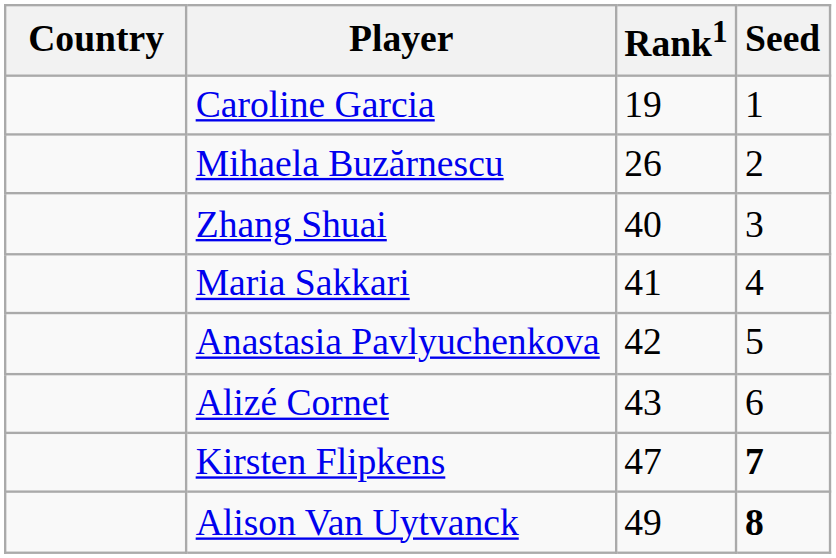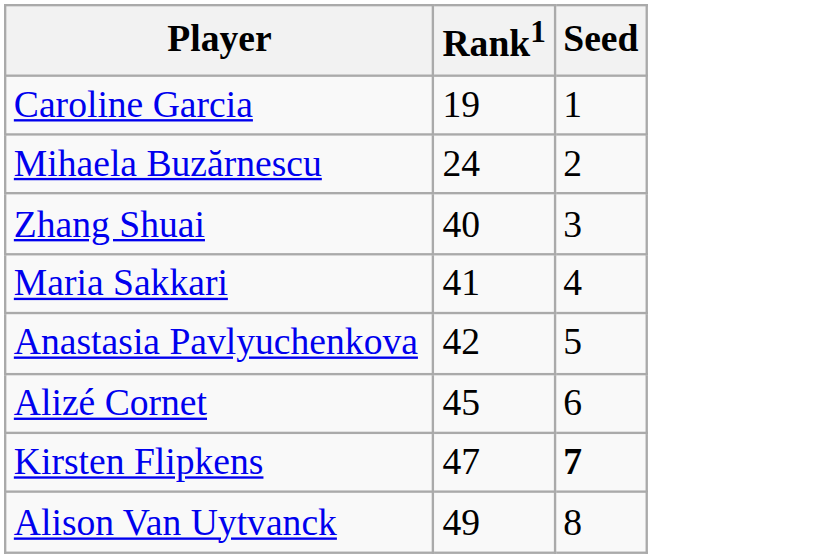- column: (96, 39)
(643, 163) 26 -> (461, 163) 24
(643, 402) 43 -> (461, 402) 45
(754, 521) bold -> (573, 521) normal
